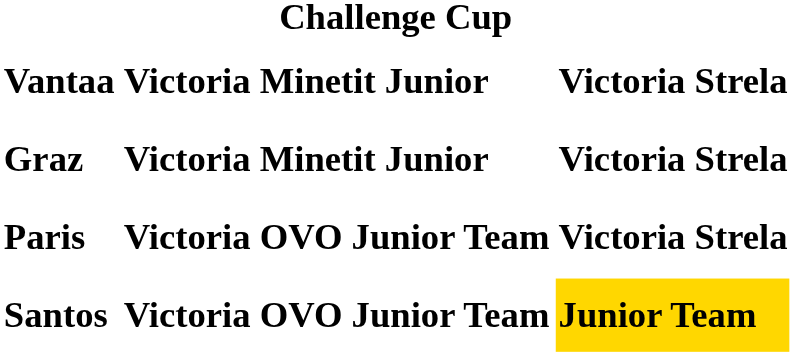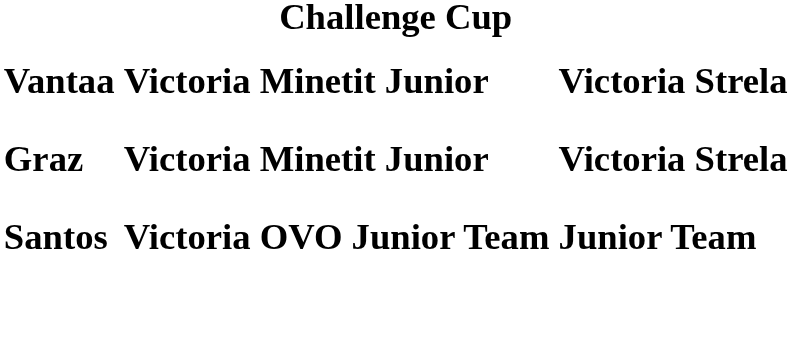- row: (45, 236)
(658, 314) gold background -> (658, 236) no background
